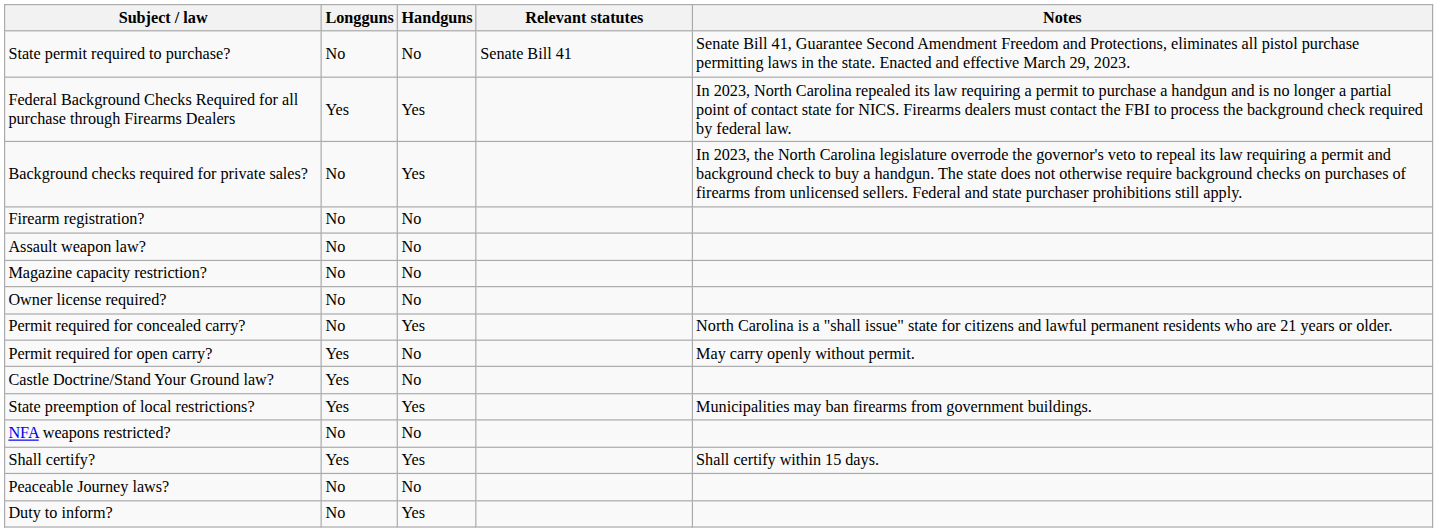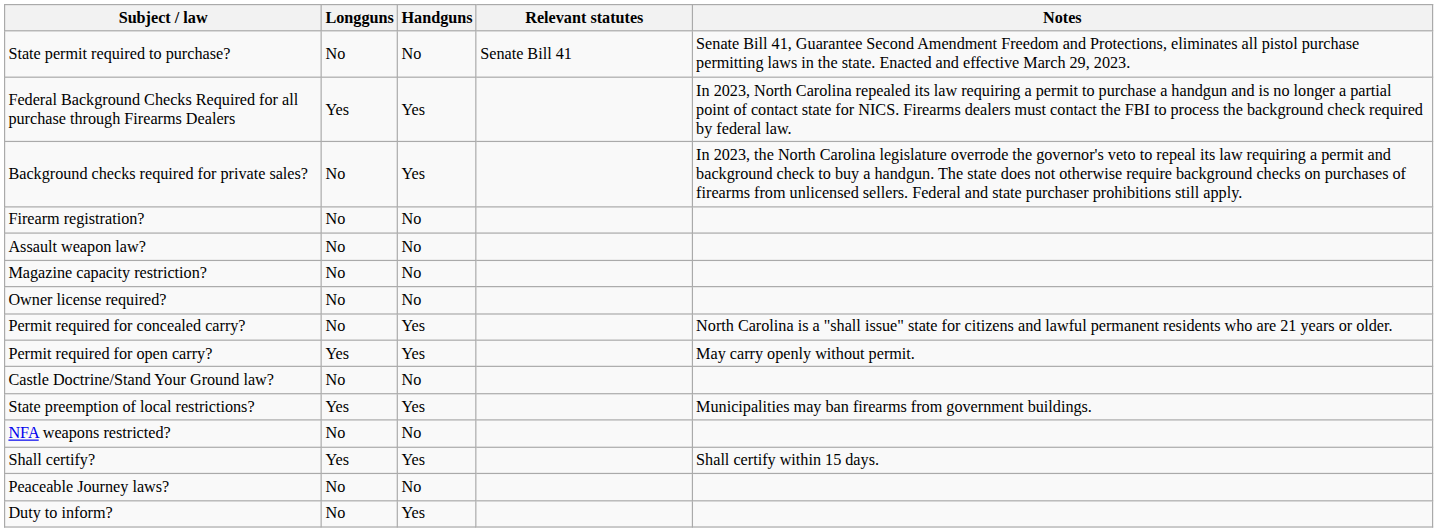(411, 352) No -> (413, 352) Yes
(337, 379) Yes -> (335, 379) No
